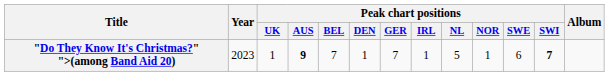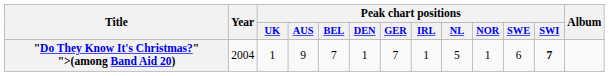(243, 55) 2023 -> (243, 55) 2004
(303, 55) bold -> (303, 55) normal
